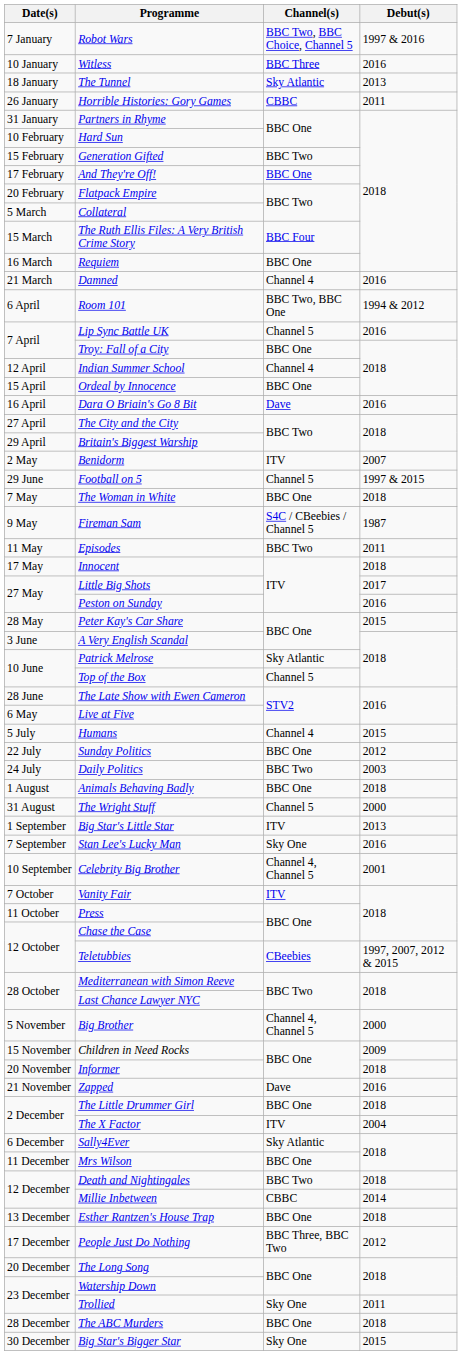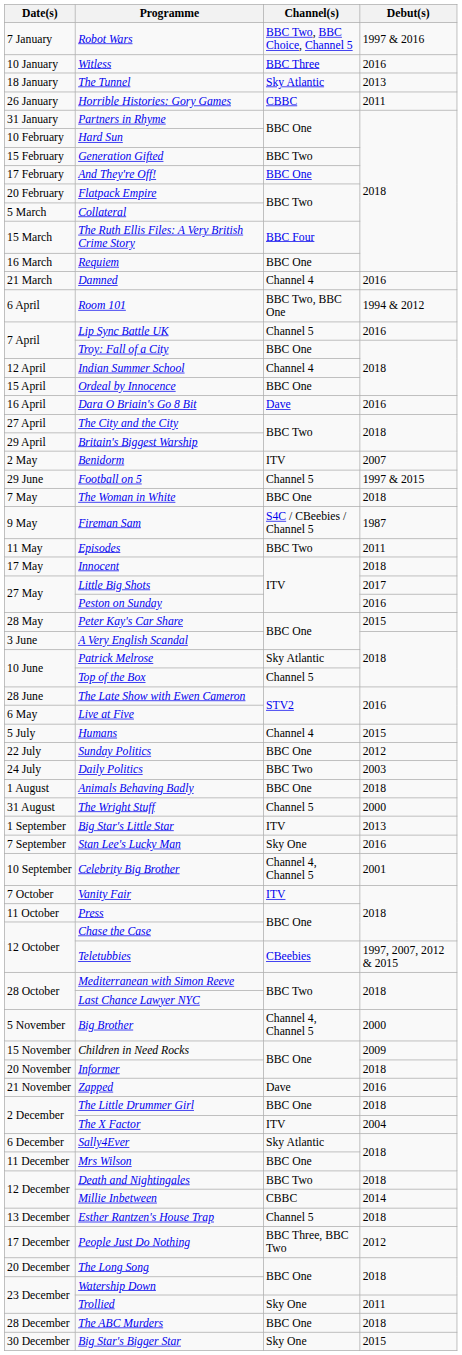(289, 1217) BBC One -> (290, 1217) Channel 5
